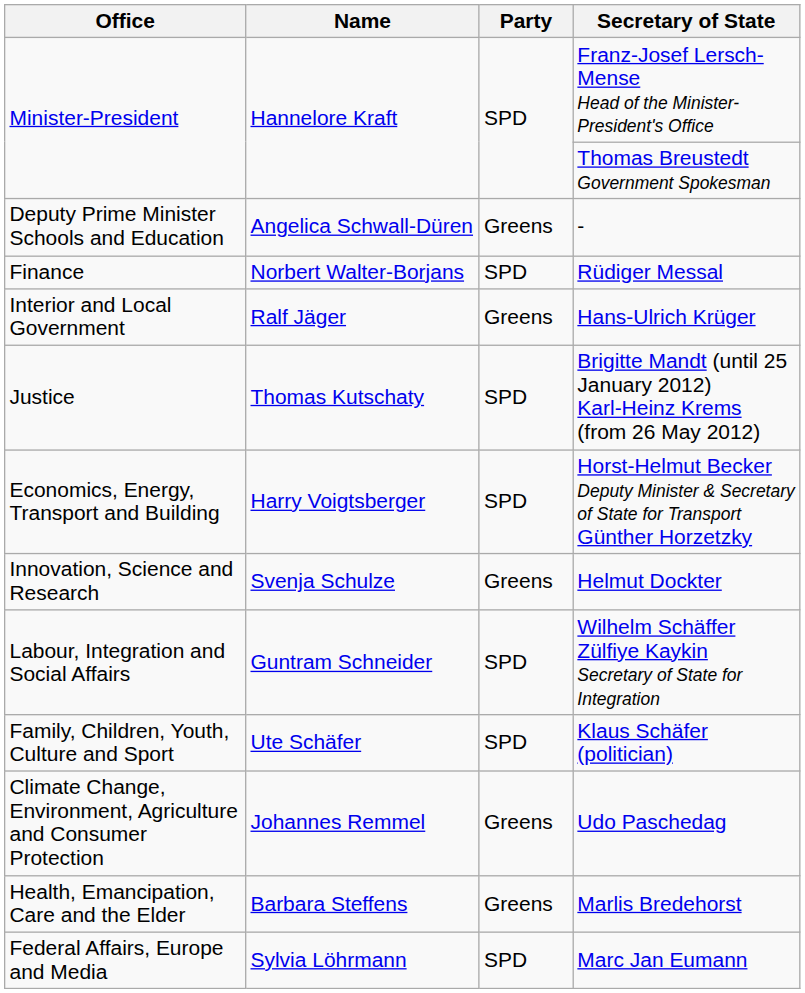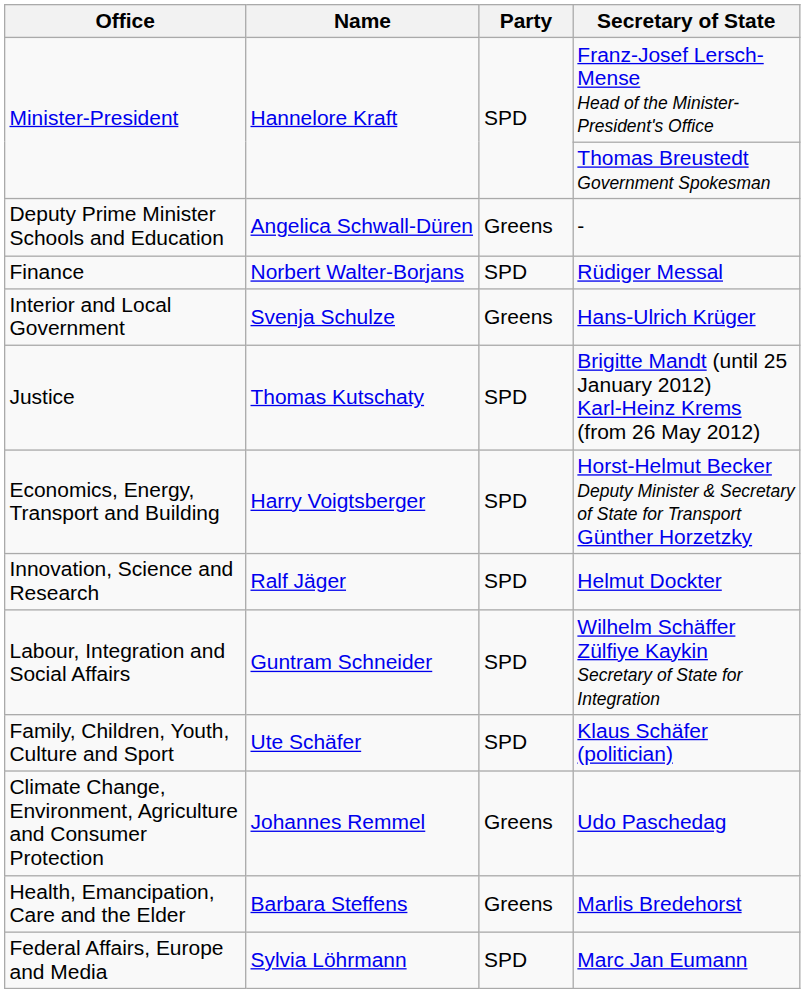(298, 317) Ralf Jäger -> (323, 317) Svenja Schulze
(323, 581) Svenja Schulze -> (298, 581) Ralf Jäger
(518, 581) Greens -> (506, 581) SPD
